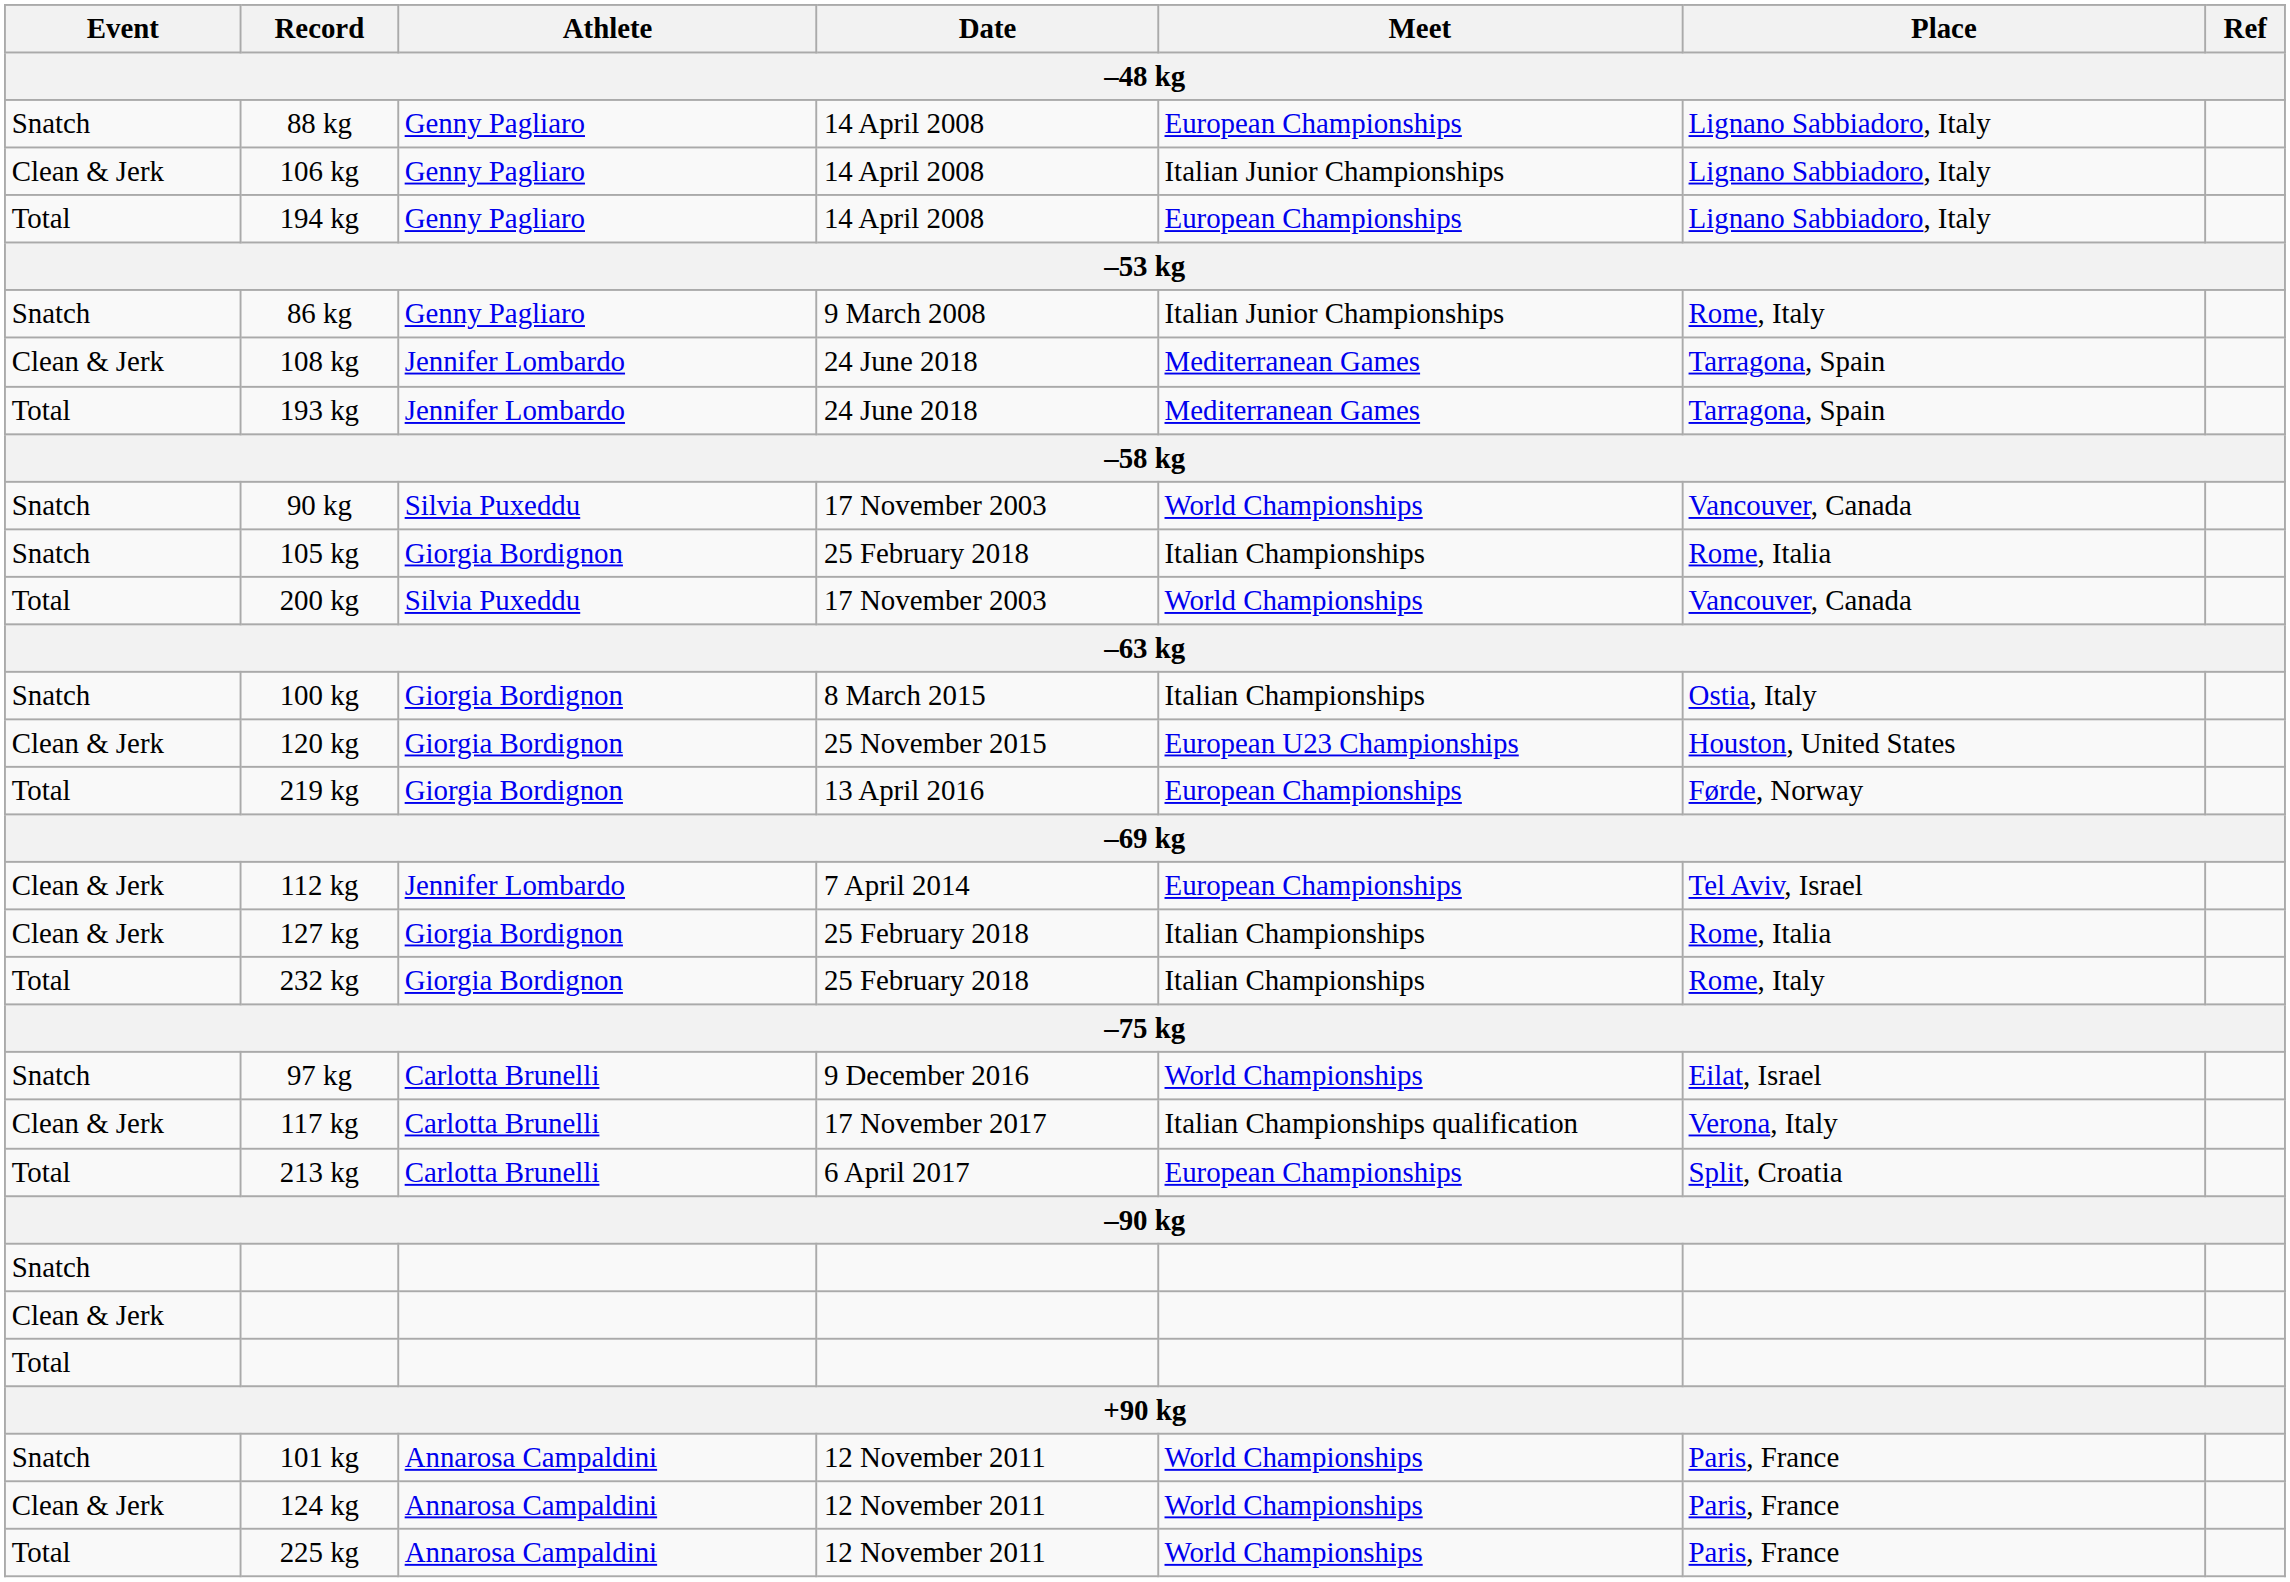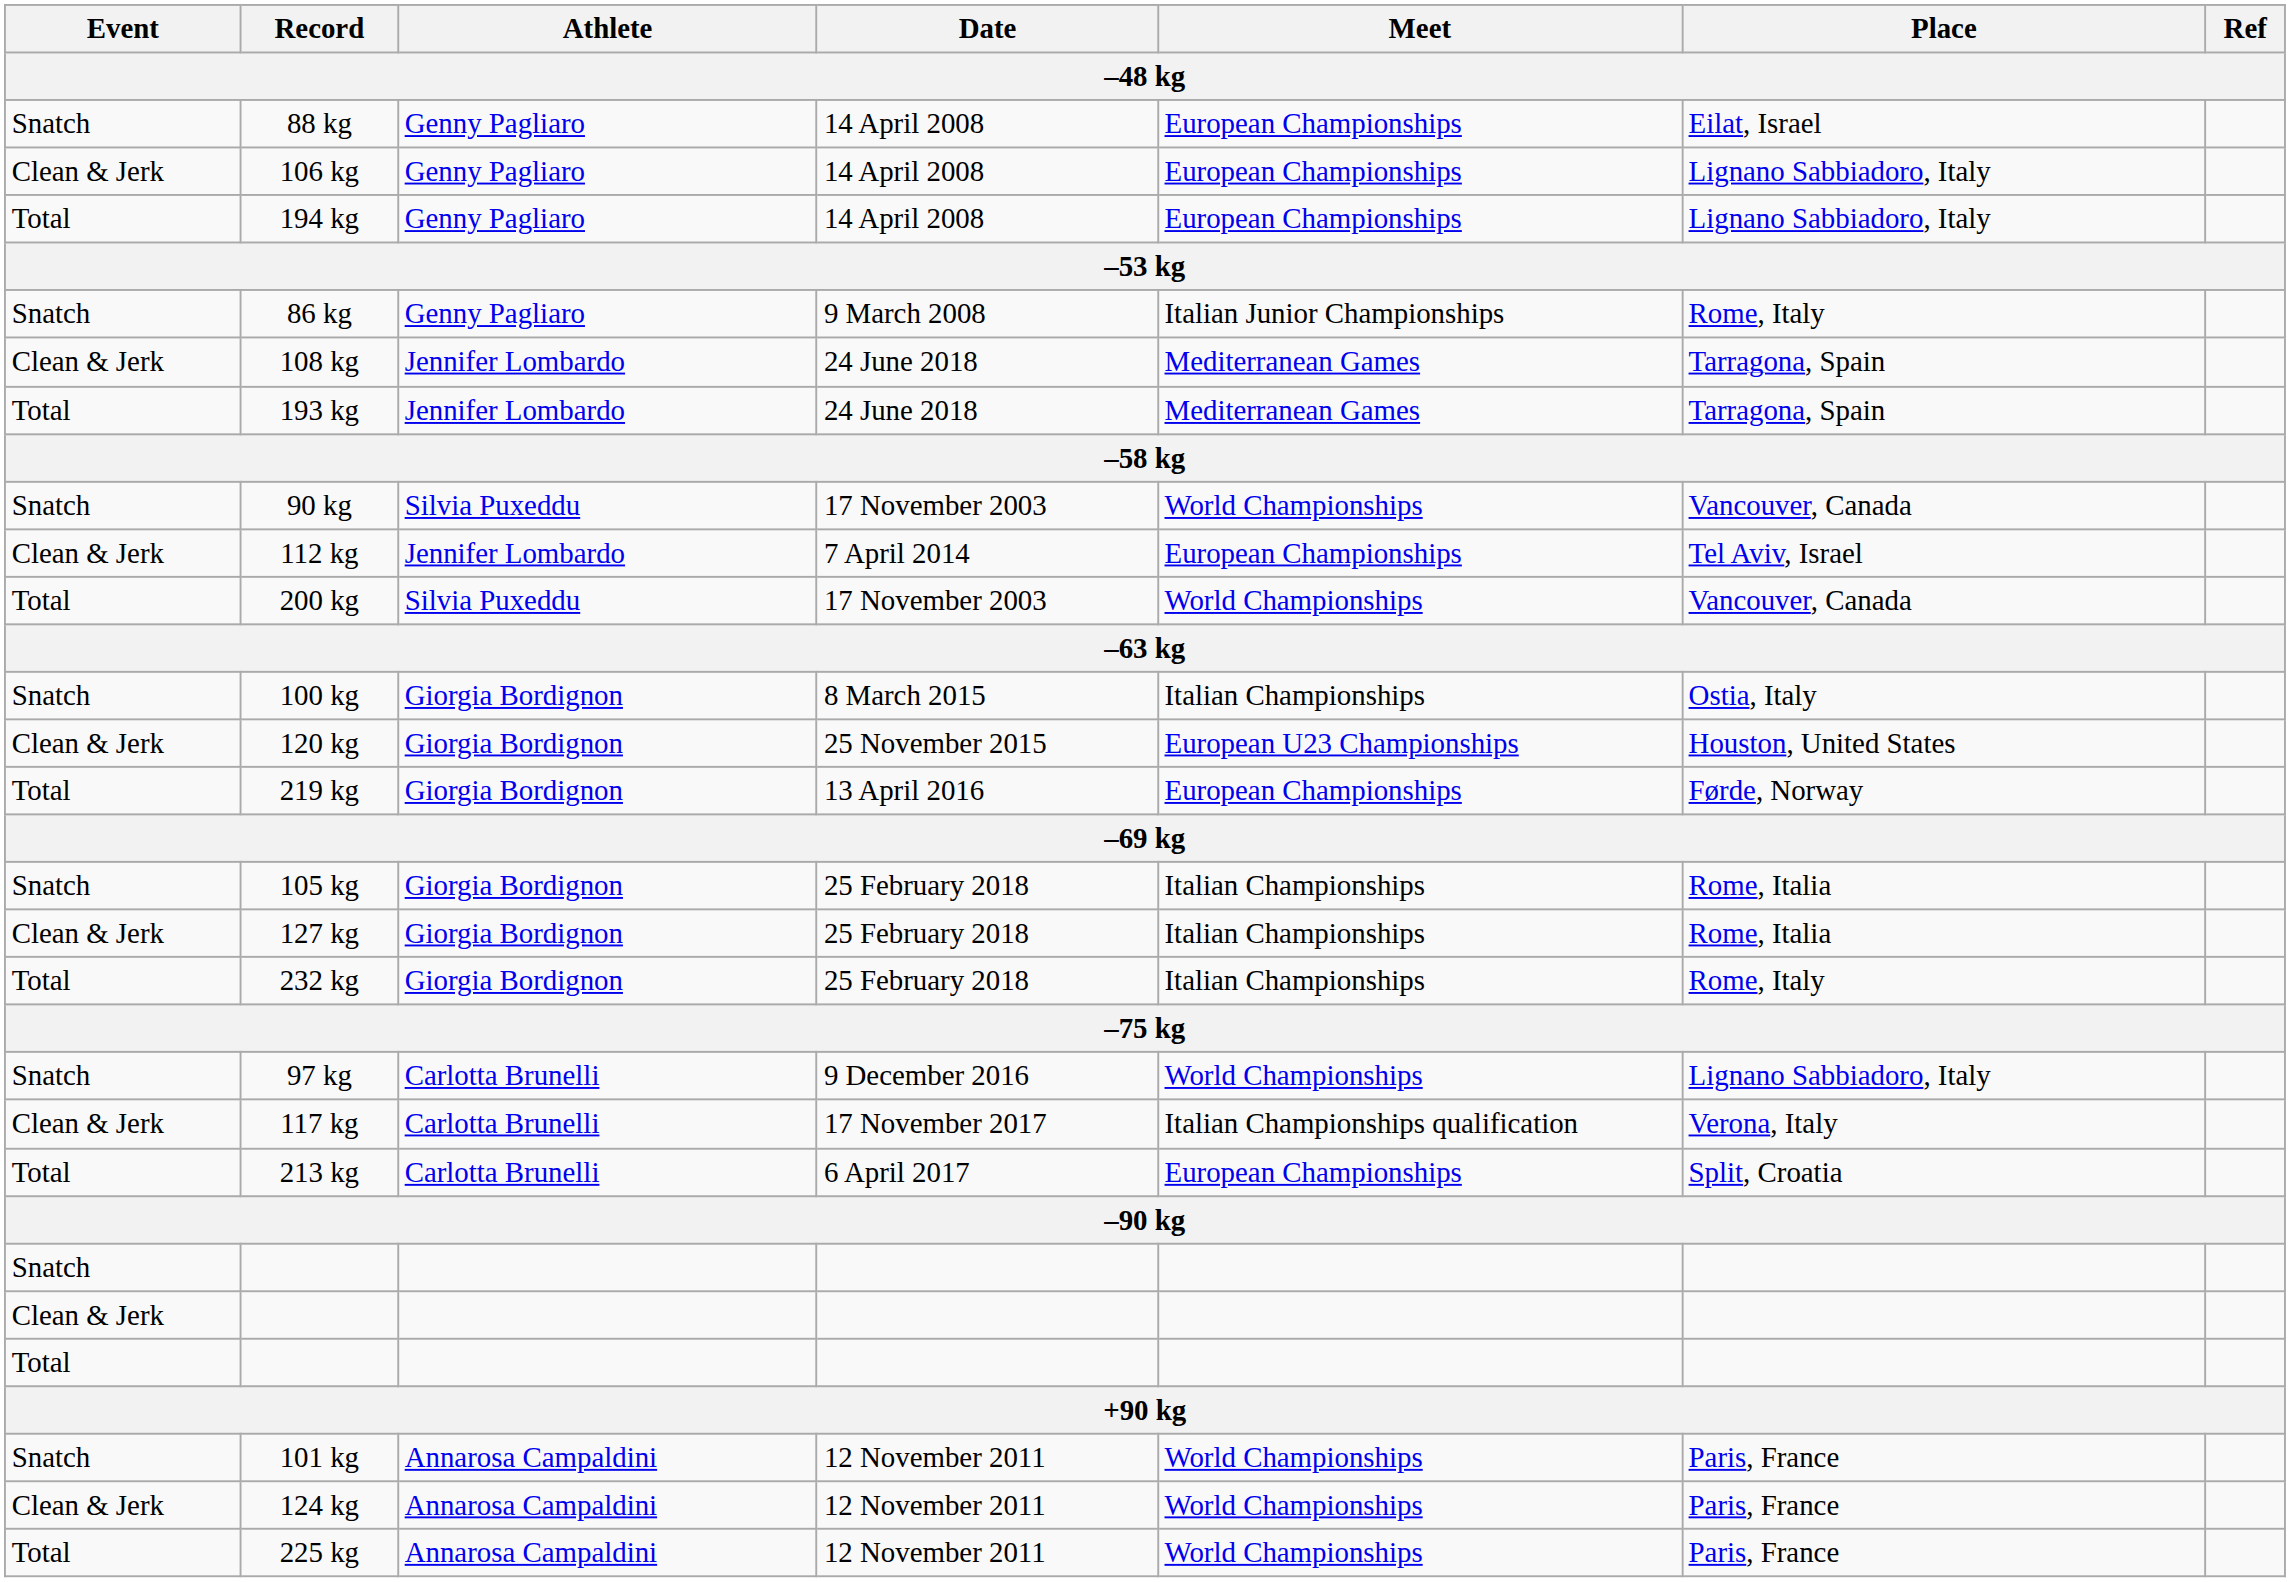(1840, 123) Lignano Sabbiadoro, Italy -> (1755, 123) Eilat, Israel
(1334, 171) Italian Junior Championships -> (1313, 171) European Championships
rows swapped: (88, 885) <-> (51, 552)
(1755, 1076) Eilat, Israel -> (1840, 1076) Lignano Sabbiadoro, Italy
